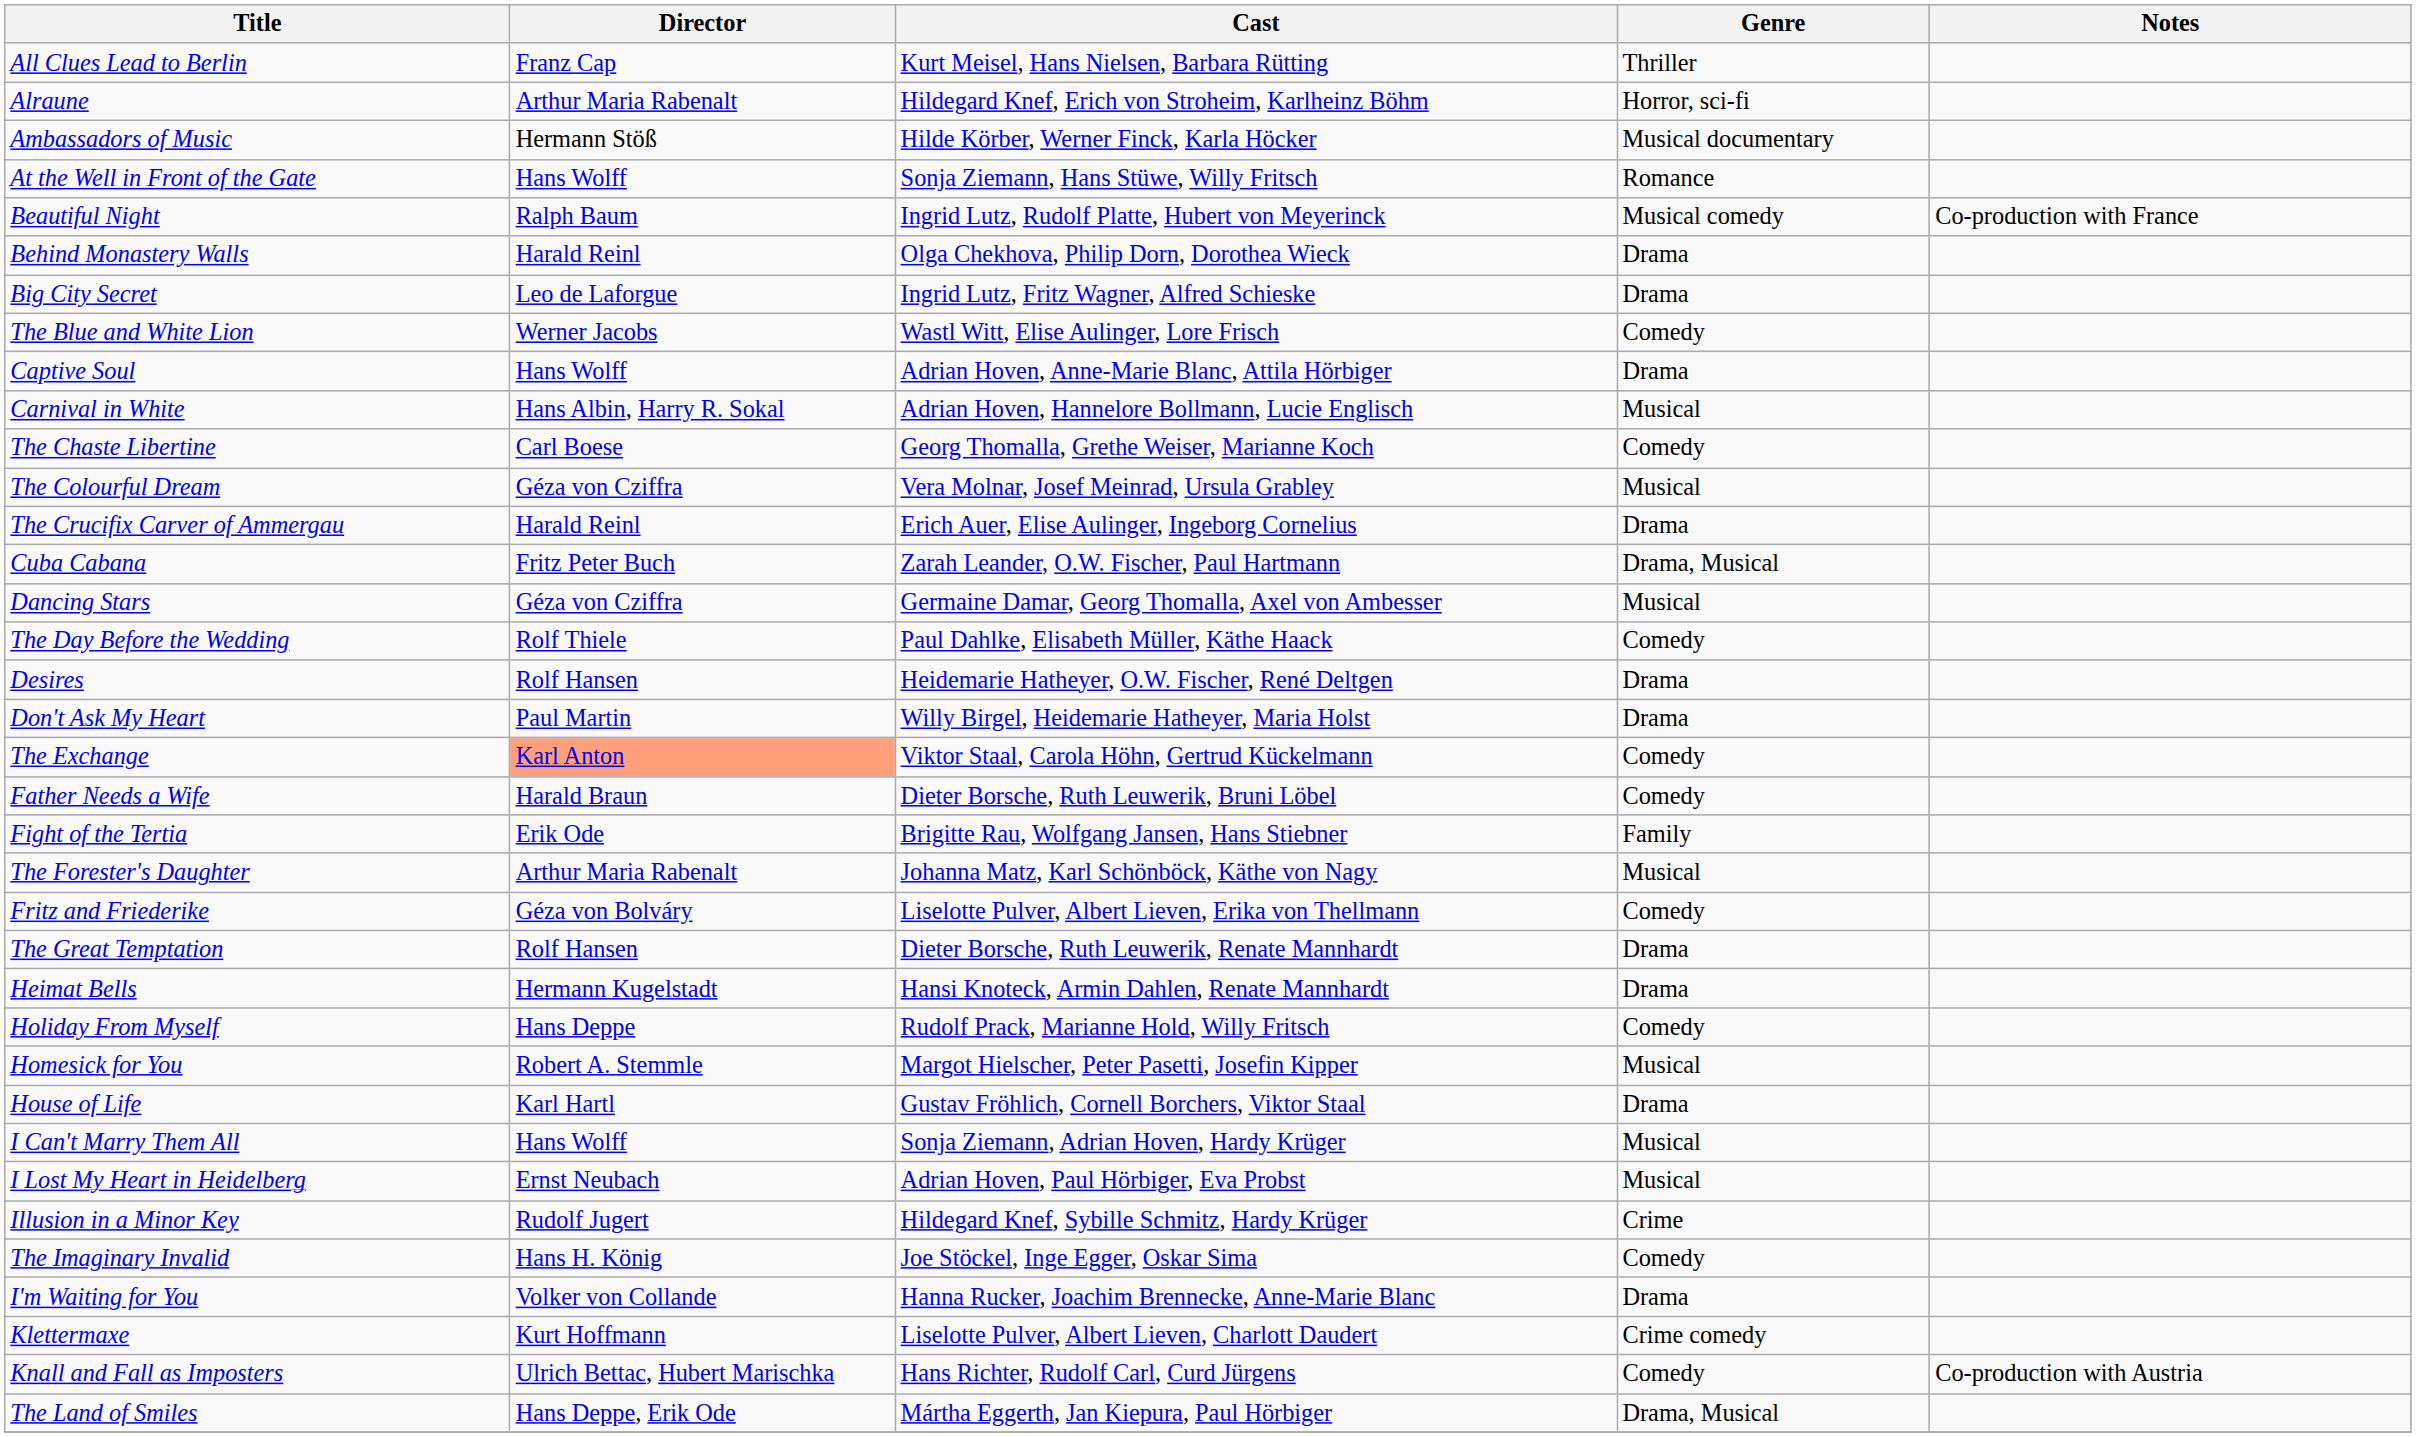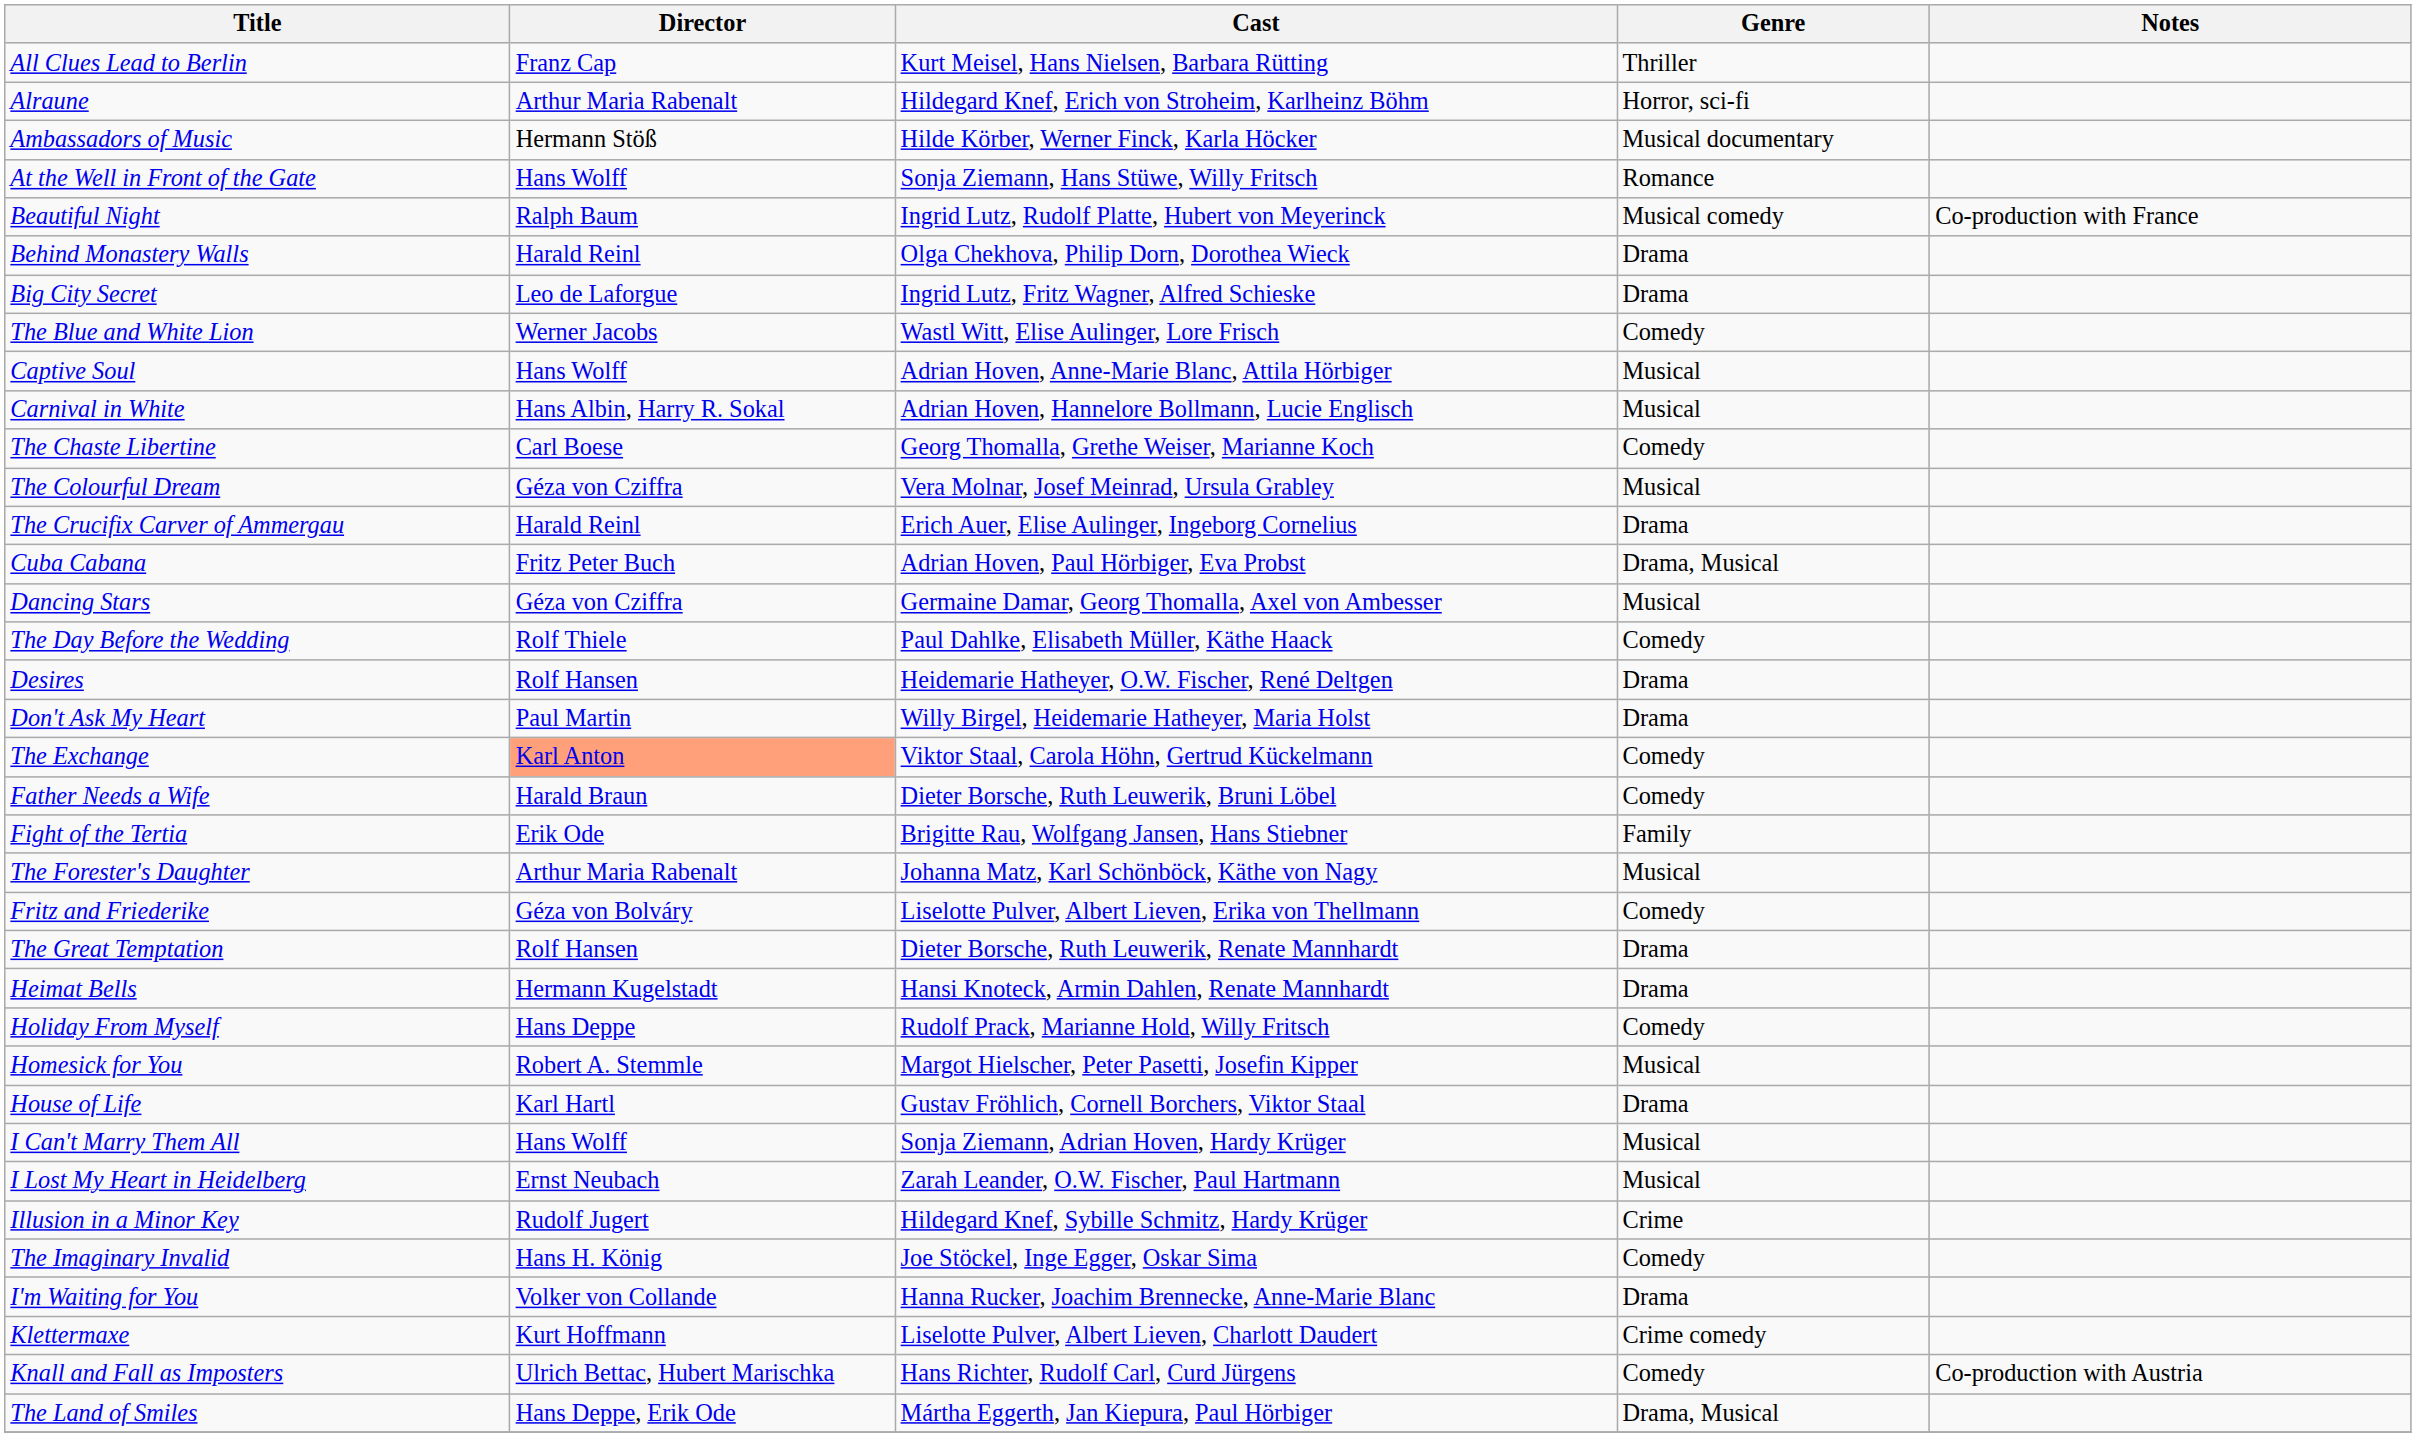(1656, 370) Drama -> (1662, 370) Musical
(1120, 563) Zarah Leander, O.W. Fischer, Paul Hartmann -> (1103, 563) Adrian Hoven, Paul Hörbiger, Eva Probst
(1103, 1180) Adrian Hoven, Paul Hörbiger, Eva Probst -> (1120, 1180) Zarah Leander, O.W. Fischer, Paul Hartmann
